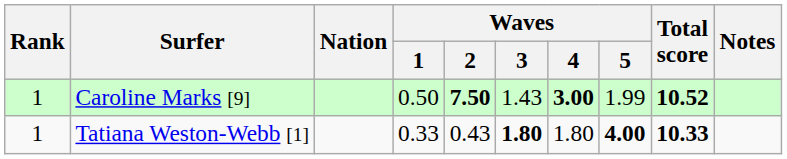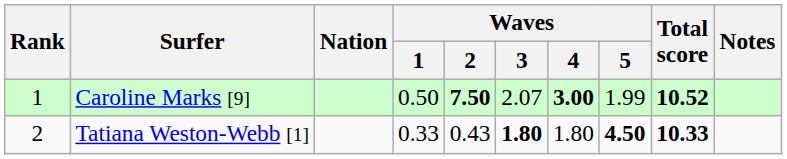(522, 97) 1.43 -> (522, 97) 2.07
(37, 134) 1 -> (37, 134) 2
(625, 134) 4.00 -> (625, 134) 4.50
